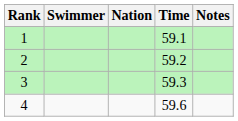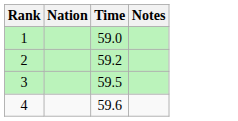- column: (76, 15)
(174, 37) 59.1 -> (110, 37) 59.0
(174, 82) 59.3 -> (110, 82) 59.5
